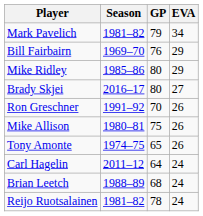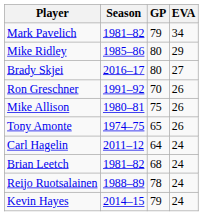- row: (39, 51)
(124, 182) 1988–89 -> (124, 164) 1981–82
(124, 201) 1981–82 -> (124, 182) 1988–89
+ row: (38, 201)
